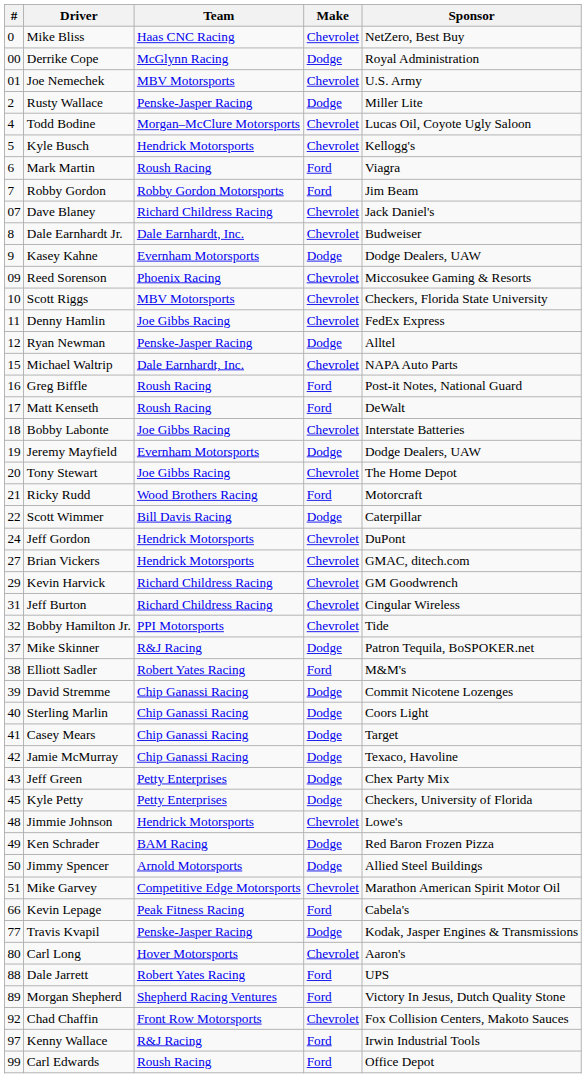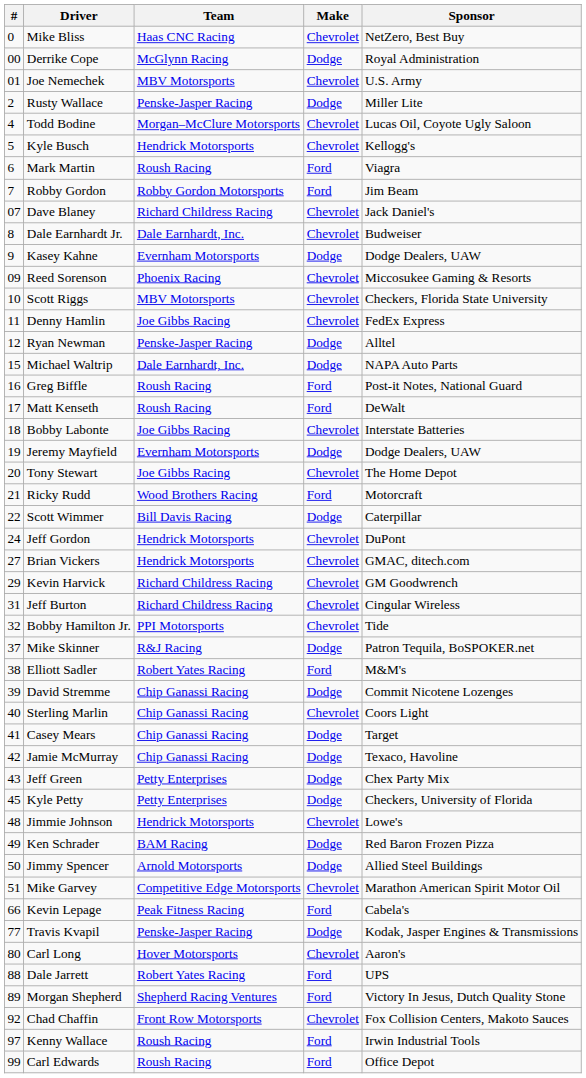(333, 364) Chevrolet -> (324, 364) Dodge
(324, 713) Dodge -> (333, 713) Chevrolet
(169, 1040) R&J Racing -> (174, 1040) Roush Racing
